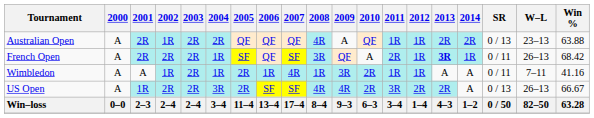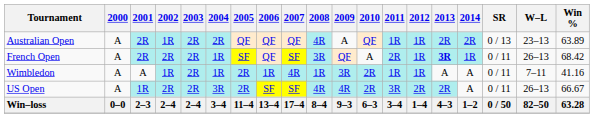(573, 40) 63.88 -> (573, 40) 63.89
(499, 89) 0 / 13 -> (499, 89) 0 / 11
